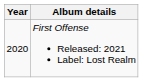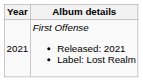(17, 48) 2020 -> (17, 48) 2021
